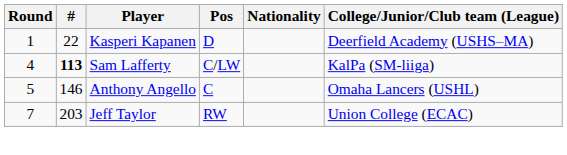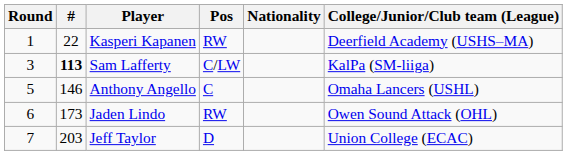(208, 41) D -> (215, 41) RW
(30, 65) 4 -> (30, 65) 3
+ row: (127, 114)
(215, 114) RW -> (208, 138) D
